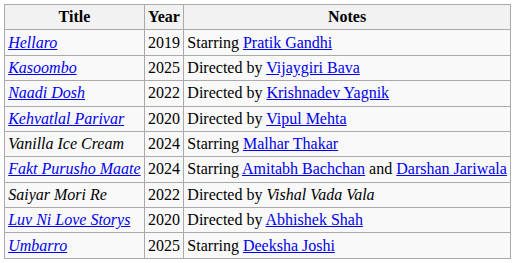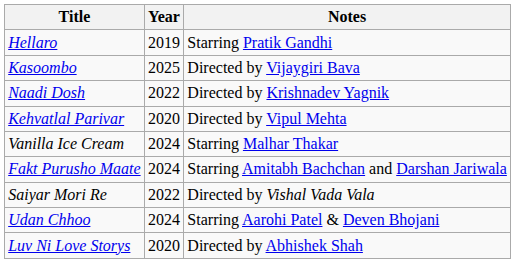+ row: (49, 220)
- row: (38, 245)
